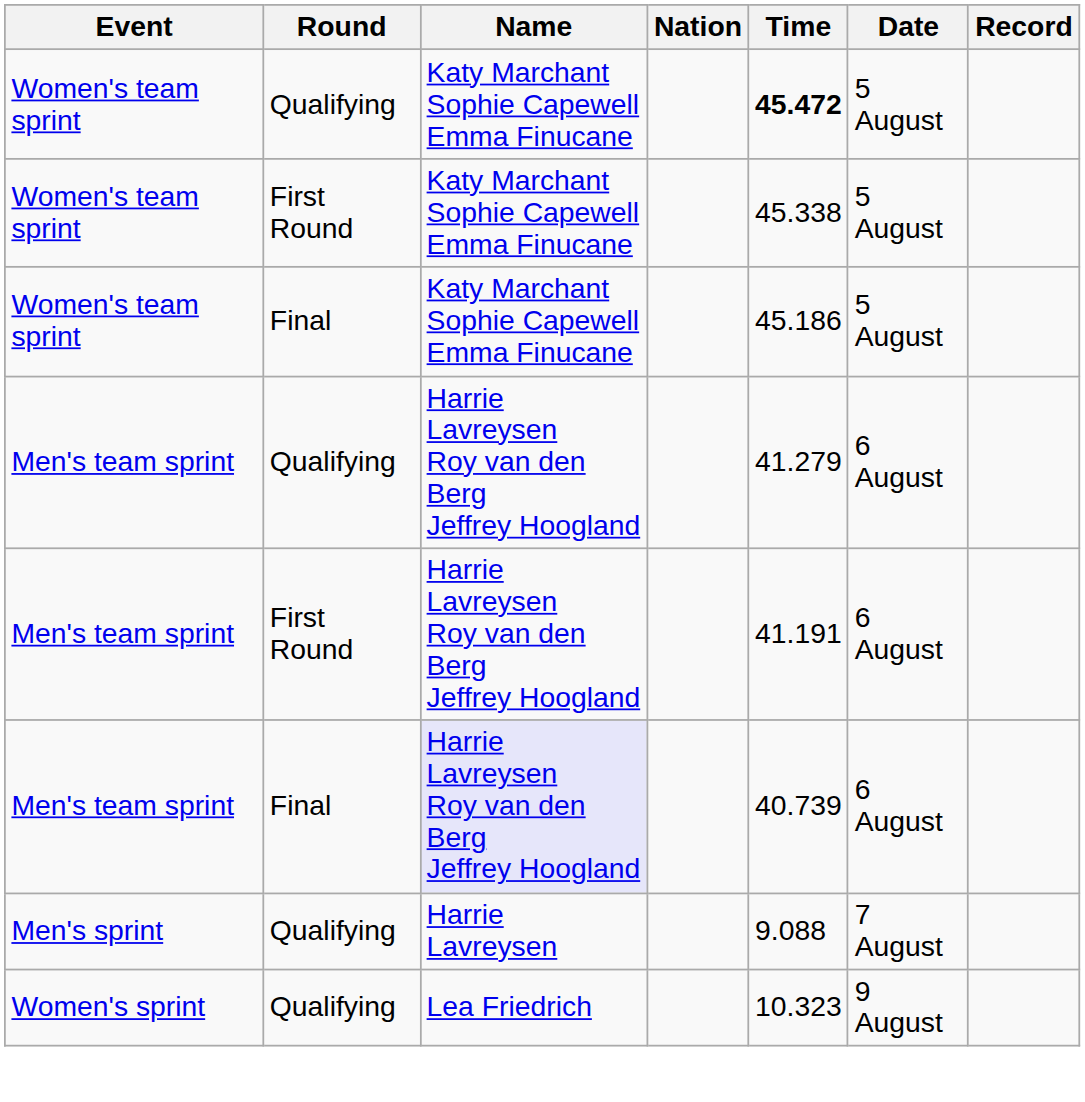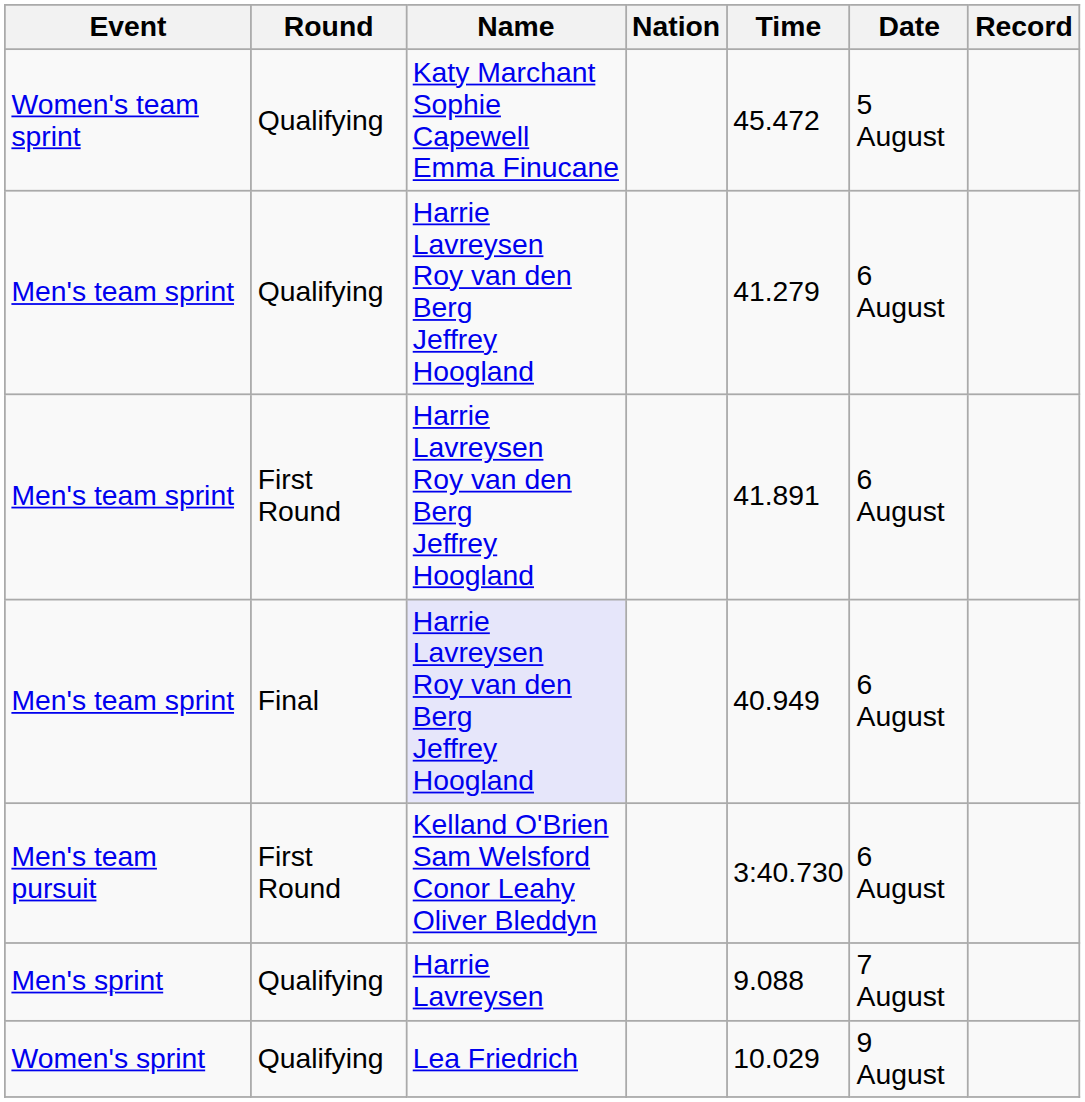(798, 103) bold -> (777, 119) normal
- row: (105, 212)
- row: (105, 320)
(798, 633) 41.191 -> (777, 496) 41.891
(798, 806) 40.739 -> (777, 700) 40.949
+ row: (84, 872)
(798, 1007) 10.323 -> (777, 1058) 10.029
